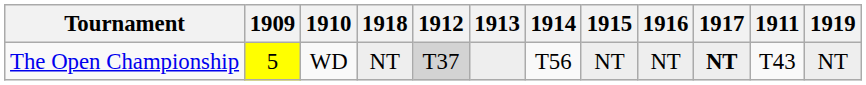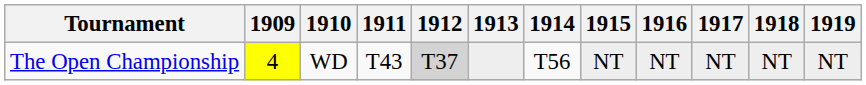columns swapped: (777, 23) <-> (385, 23)
(272, 61) 5 -> (272, 61) 4
(722, 61) bold -> (720, 61) normal
